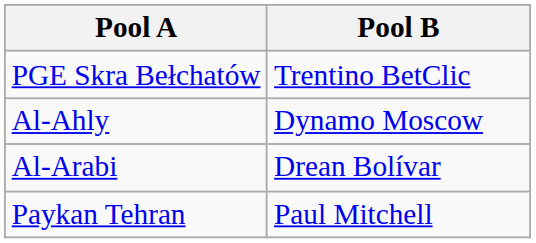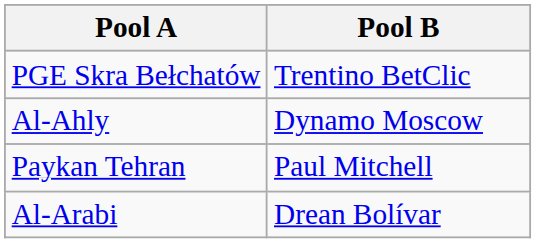rows swapped: (99, 213) <-> (65, 167)
